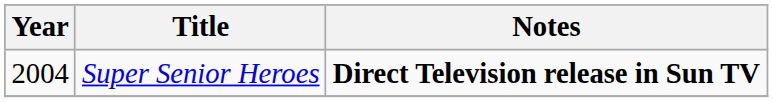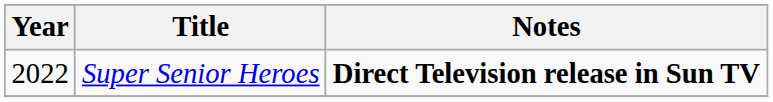(40, 72) 2004 -> (40, 72) 2022
